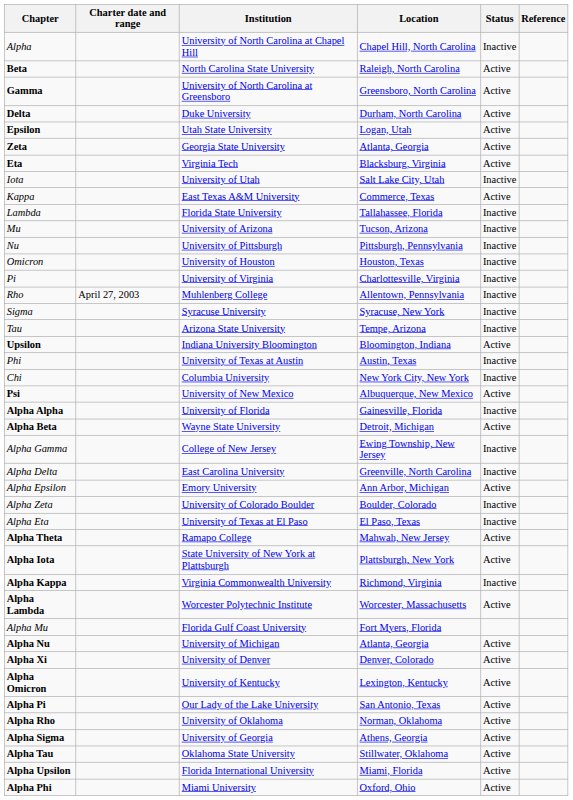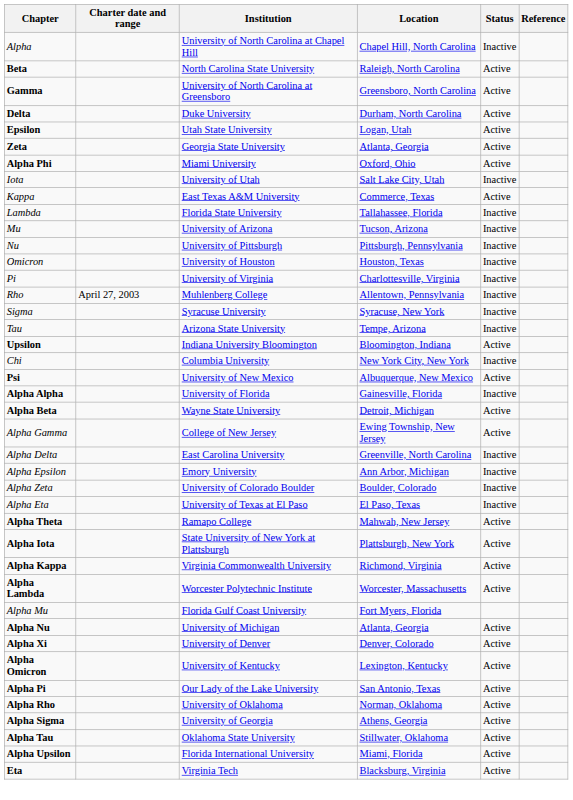rows swapped: (15, 163) <-> (29, 787)
- row: (14, 361)
(500, 449) Inactive -> (497, 433) Active
(497, 488) Active -> (500, 471) Inactive
(500, 582) Inactive -> (497, 566) Active
